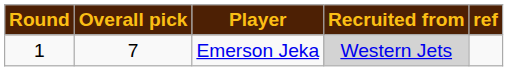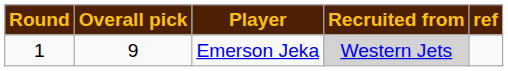(133, 50) 7 -> (133, 50) 9
